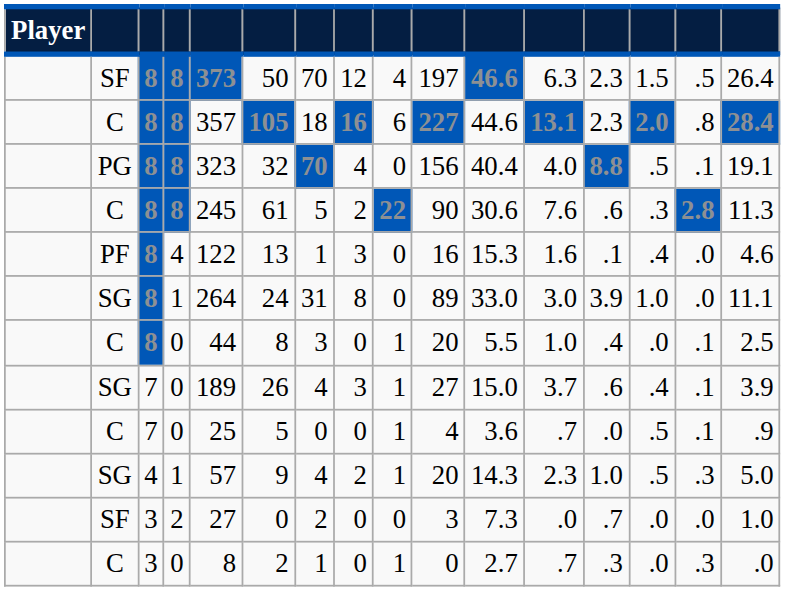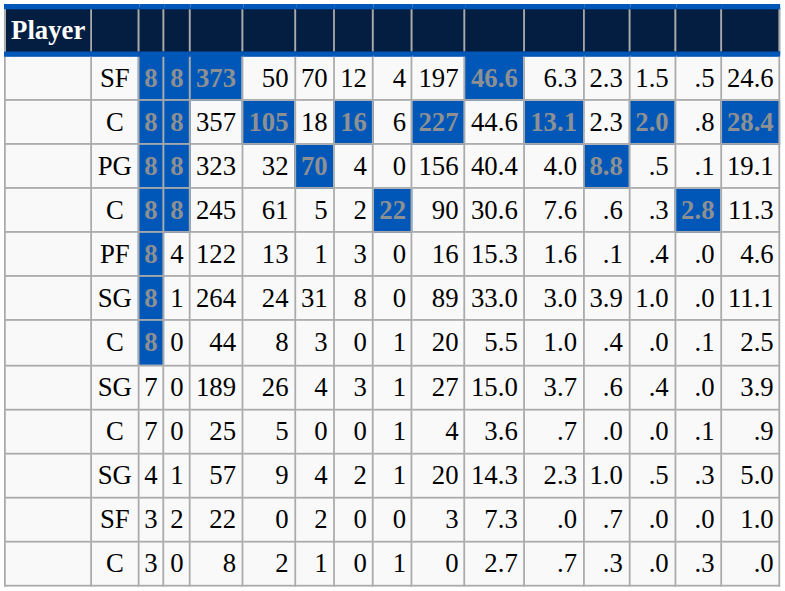(750, 77) 26.4 -> (750, 77) 24.6
(704, 386) .1 -> (704, 386) .0
(659, 430) .5 -> (659, 430) .0
(223, 518) 27 -> (223, 518) 22
